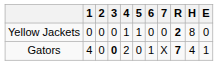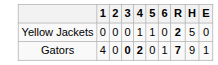- column: (164, 13)
(192, 32) 8 -> (192, 32) 5
(126, 51) normal -> (140, 51) bold
(192, 51) 4 -> (192, 51) 9
